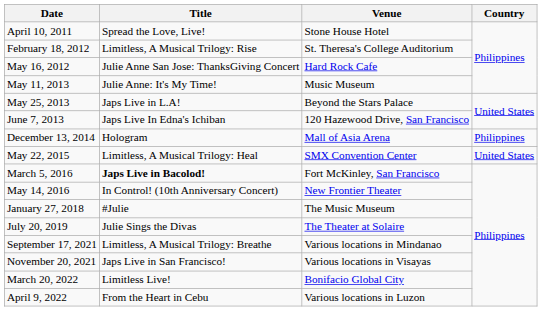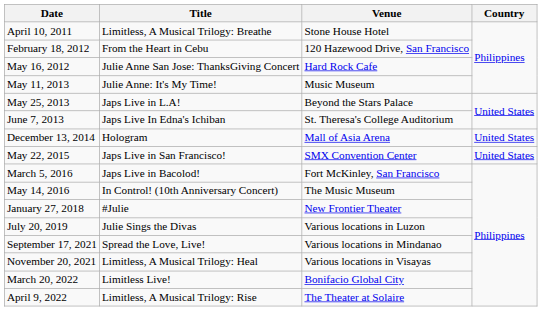(154, 31) Spread the Love, Live! -> (187, 31) Limitless, A Musical Trilogy: Breathe
(179, 48) Limitless, A Musical Trilogy: Rise -> (155, 48) From the Heart in Cebu
(379, 48) St. Theresa's College Auditorium -> (387, 48) 120 Hazewood Drive, San Francisco
(387, 119) 120 Hazewood Drive, San Francisco -> (379, 119) St. Theresa's College Auditorium
(499, 137) Philippines -> (504, 137) United States
(180, 155) Limitless, A Musical Trilogy: Heal -> (164, 155) Japs Live in San Francisco!
(153, 173) bold -> (151, 173) normal
(353, 191) New Frontier Theater -> (350, 191) The Music Museum
(350, 208) The Music Museum -> (353, 208) New Frontier Theater
(354, 226) The Theater at Solaire -> (365, 226) Various locations in Luzon
(187, 244) Limitless, A Musical Trilogy: Breathe -> (154, 244) Spread the Love, Live!
(164, 262) Japs Live in San Francisco! -> (180, 262) Limitless, A Musical Trilogy: Heal
(155, 297) From the Heart in Cebu -> (179, 297) Limitless, A Musical Trilogy: Rise
(365, 297) Various locations in Luzon -> (354, 297) The Theater at Solaire
